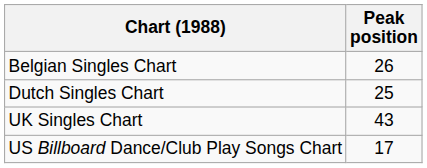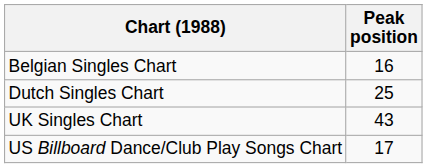(384, 65) 26 -> (384, 65) 16
